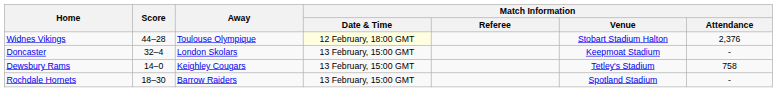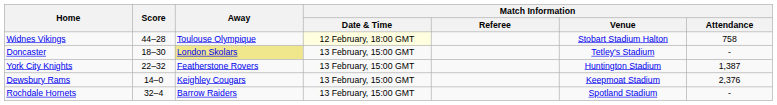(730, 38) 2,376 -> (730, 38) 758
(154, 52) 32–4 -> (154, 52) 18–30
(207, 52) no background -> (207, 52) khaki background
(623, 52) Keepmoat Stadium -> (623, 52) Tetley's Stadium
+ row: (39, 66)
(623, 66) Tetley's Stadium -> (623, 79) Keepmoat Stadium
(730, 66) 758 -> (730, 79) 2,376
(154, 79) 18–30 -> (154, 93) 32–4
